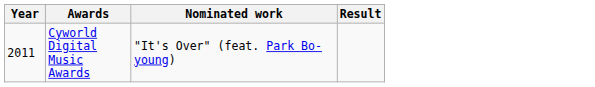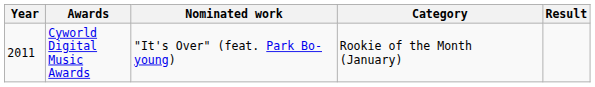+ column: (440, 14)
